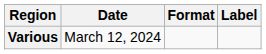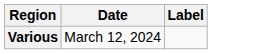- column: (191, 15)
